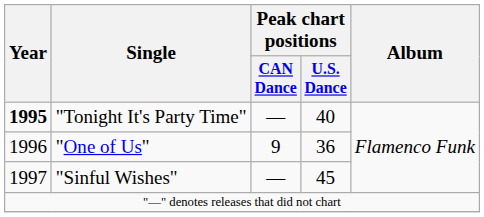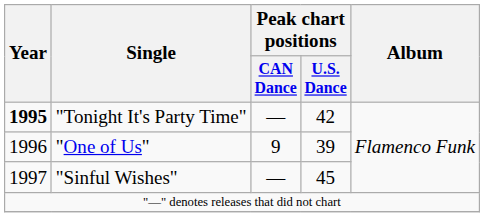(326, 116) 40 -> (326, 116) 42
(326, 147) 36 -> (326, 147) 39
